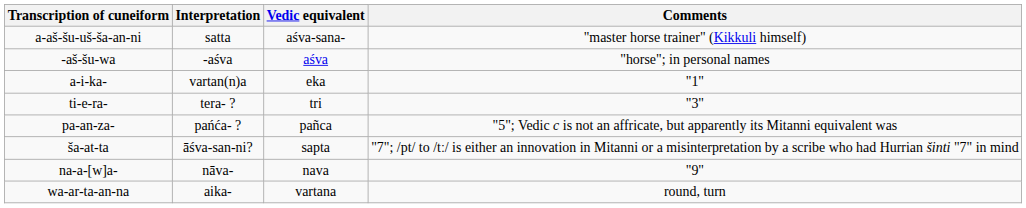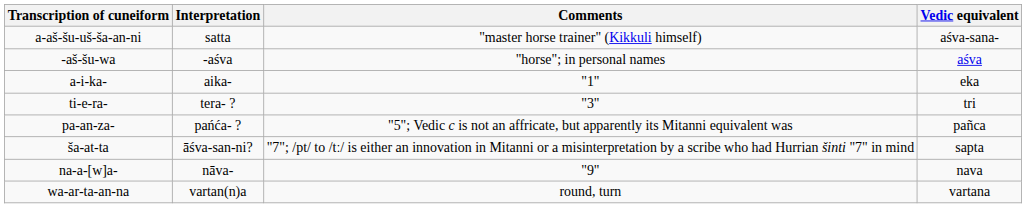columns swapped: (316, 15) <-> (695, 15)
(218, 81) vartan(n)a -> (218, 81) aika-
(218, 192) aika- -> (218, 192) vartan(n)a
